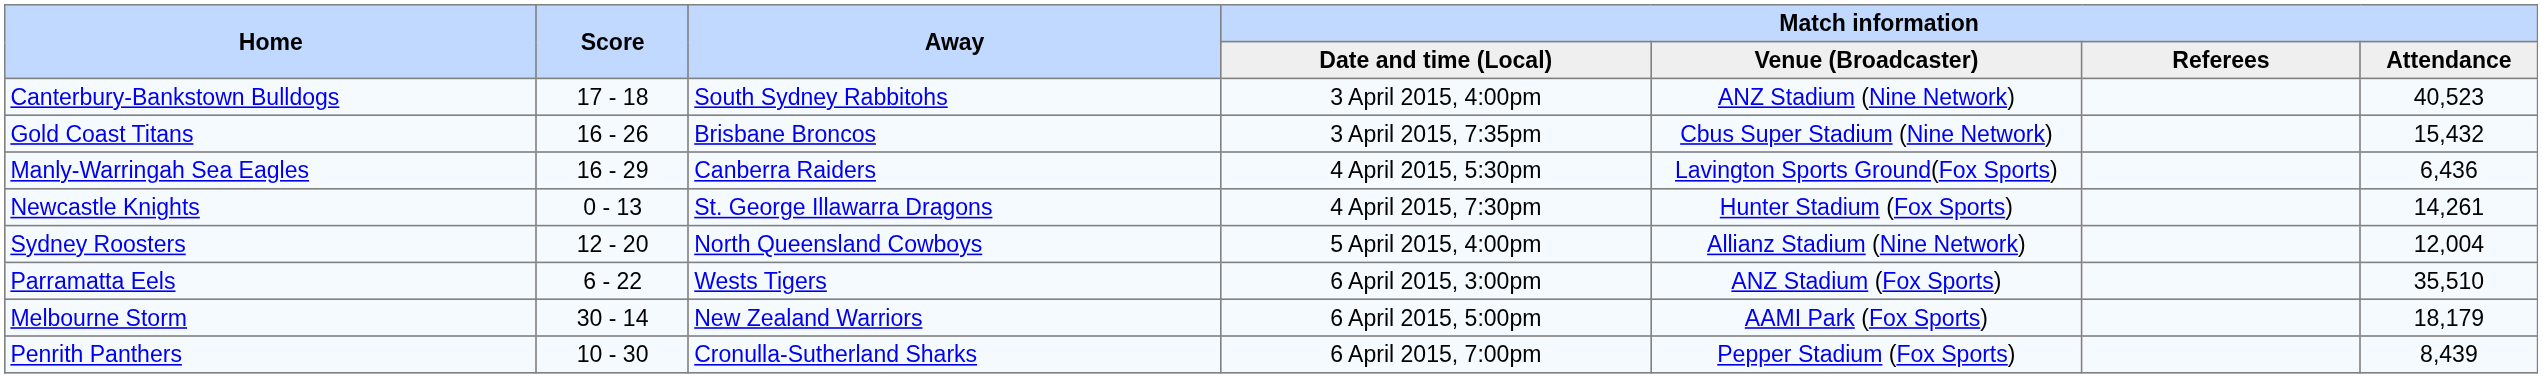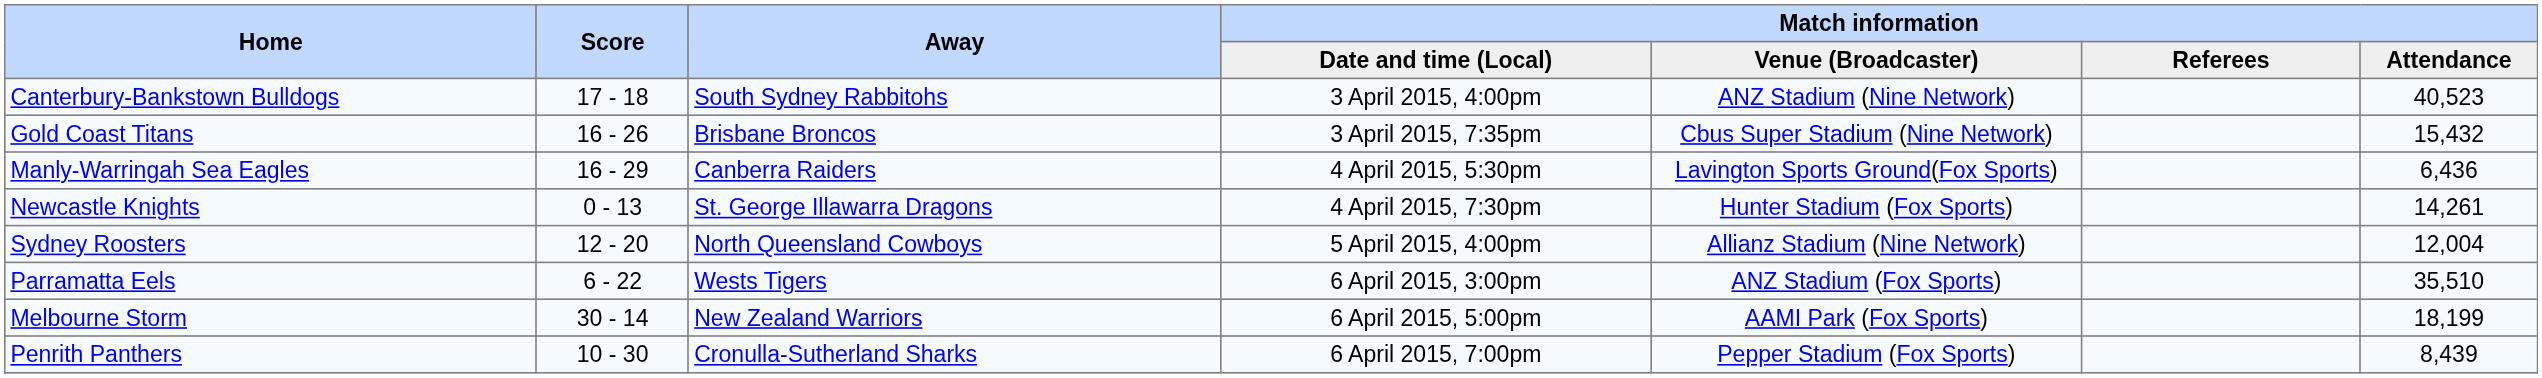(2449, 318) 18,179 -> (2449, 318) 18,199
